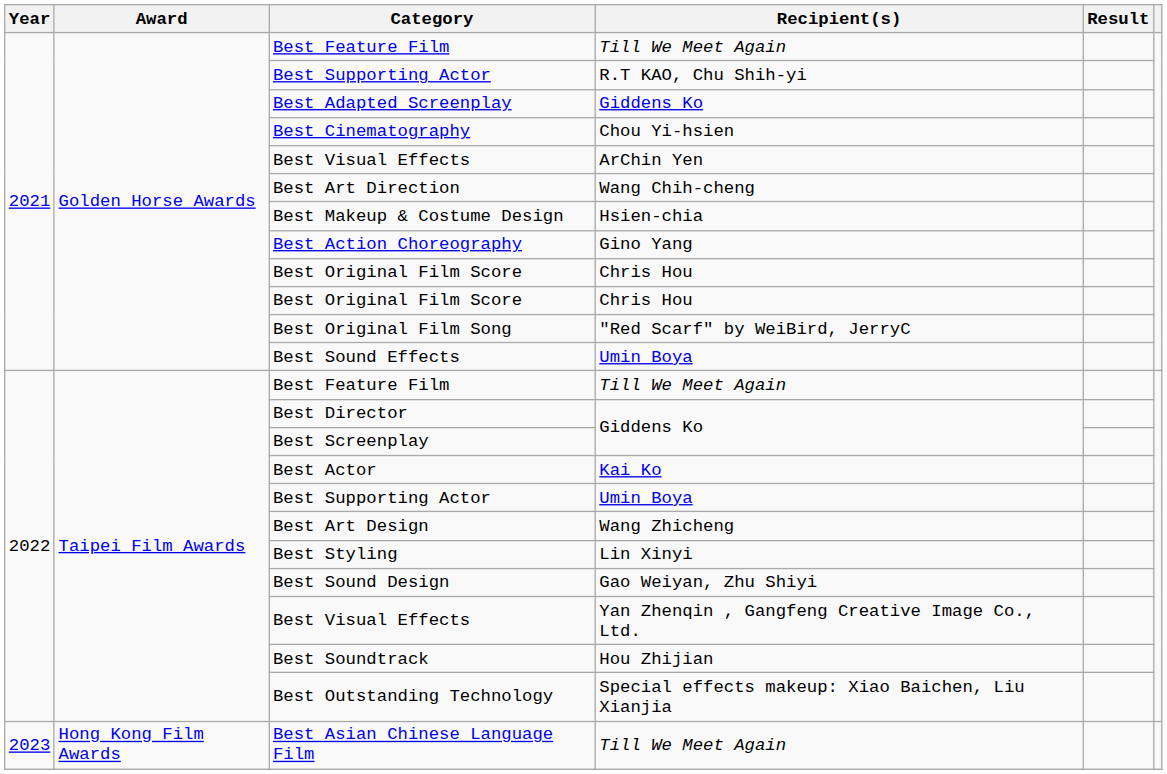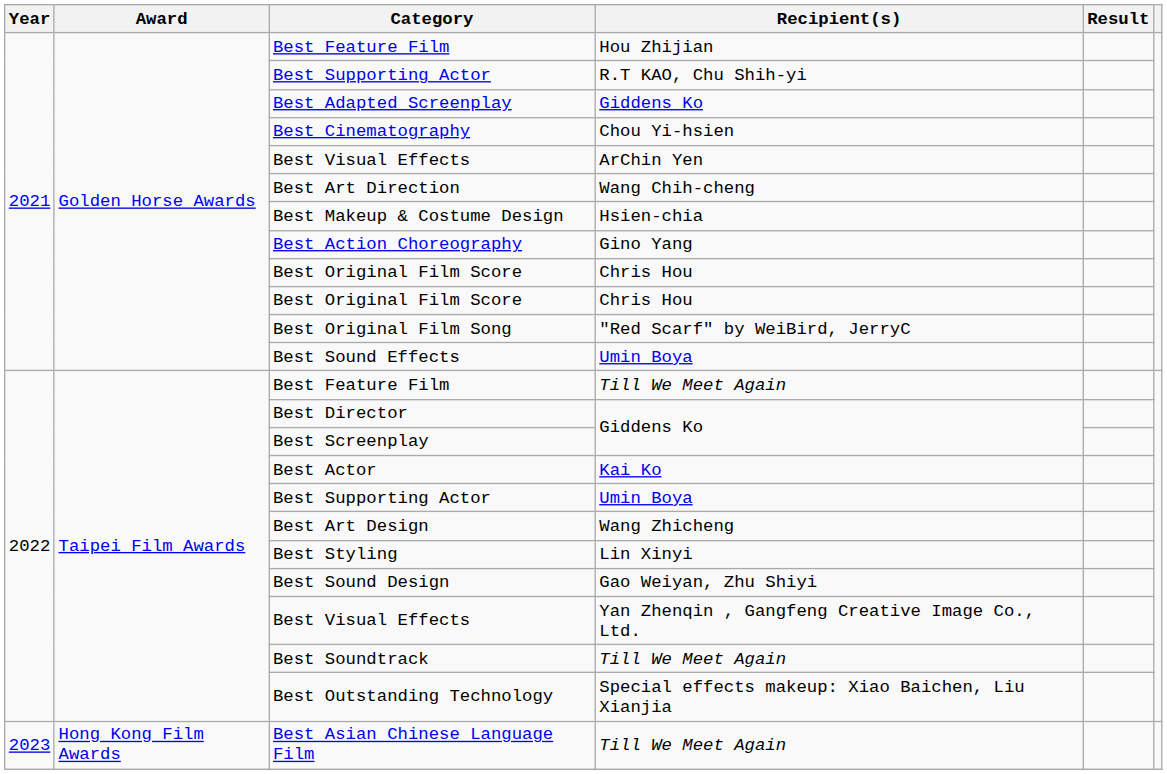(693, 47) Till We Meet Again -> (656, 47) Hou Zhijian
(656, 659) Hou Zhijian -> (693, 659) Till We Meet Again
